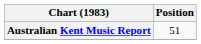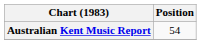(175, 30) 51 -> (175, 30) 54
